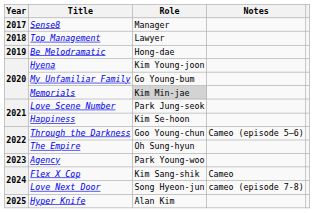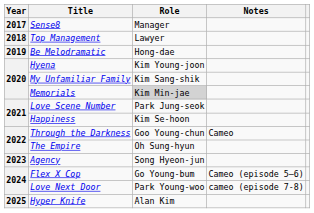(165, 79) Go Young-bum -> (167, 79) Kim Sang-shik
(256, 133) Cameo (episode 5–6) -> (221, 133) Cameo
(170, 160) Park Young-woo -> (170, 160) Song Hyeon-jun
(167, 174) Kim Sang-shik -> (165, 174) Go Young-bum
(221, 174) Cameo -> (256, 174) Cameo (episode 5–6)
(170, 187) Song Hyeon-jun -> (170, 187) Park Young-woo
